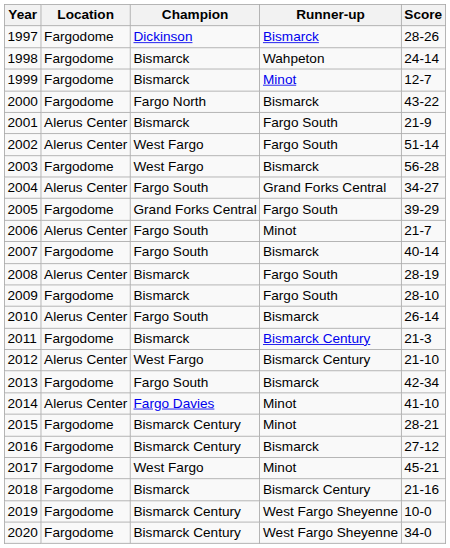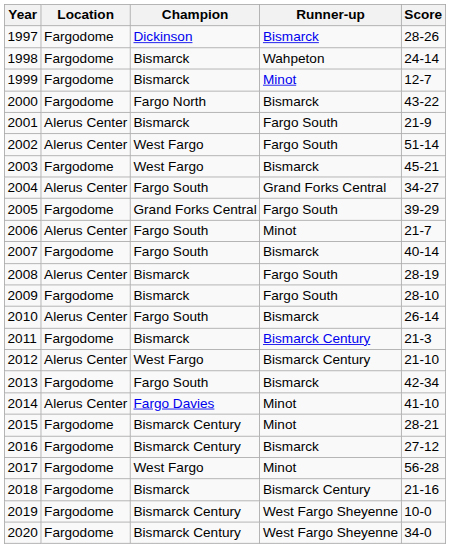(422, 166) 56-28 -> (422, 166) 45-21
(422, 468) 45-21 -> (422, 468) 56-28
